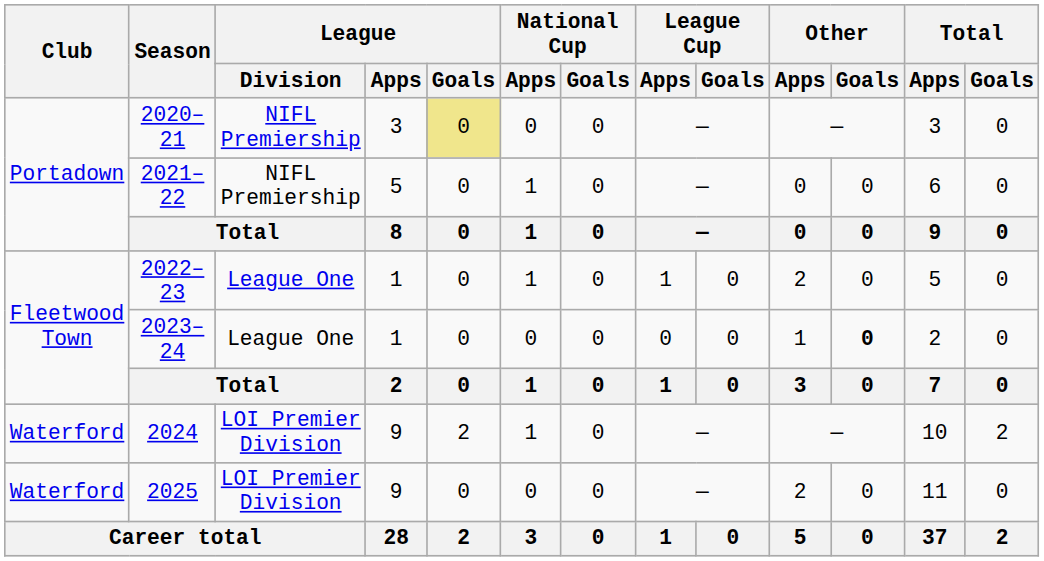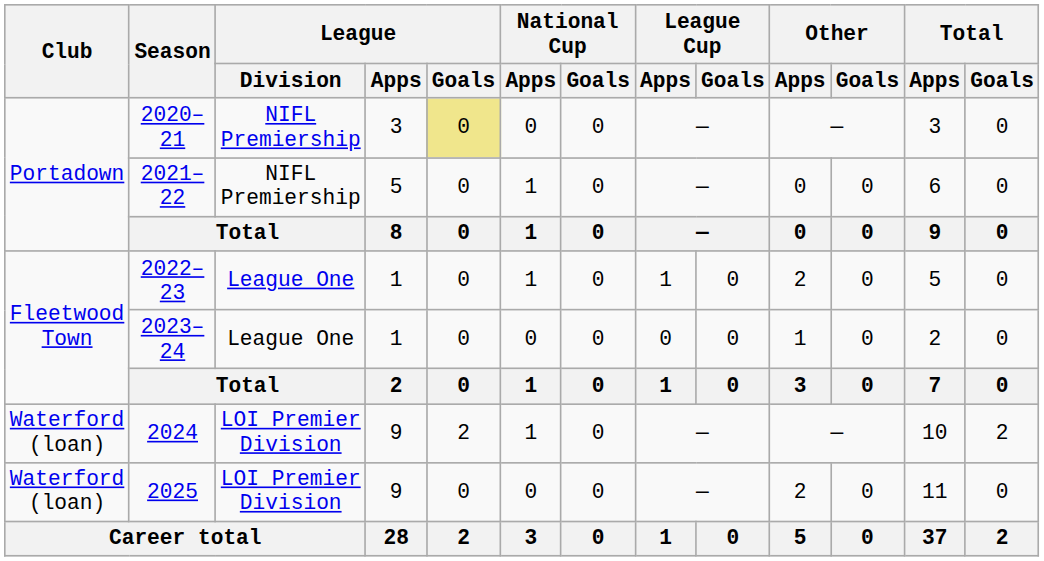(867, 339) bold -> (867, 339) normal
(67, 433) Waterford -> (67, 433) Waterford (loan)
(67, 492) Waterford -> (67, 492) Waterford (loan)
